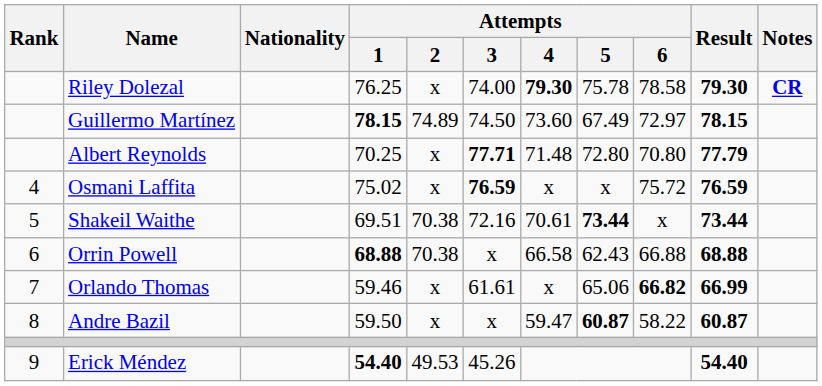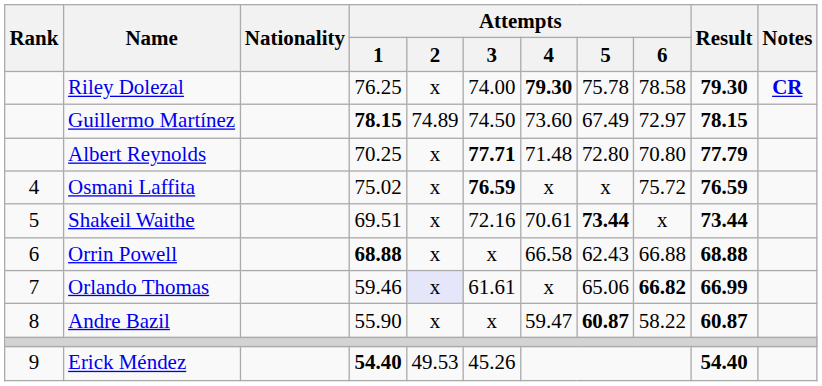(435, 220) 70.38 -> (435, 220) x
(435, 253) 70.38 -> (435, 253) x
(435, 287) no background -> (435, 287) lavender background
(378, 320) 59.50 -> (378, 320) 55.90
